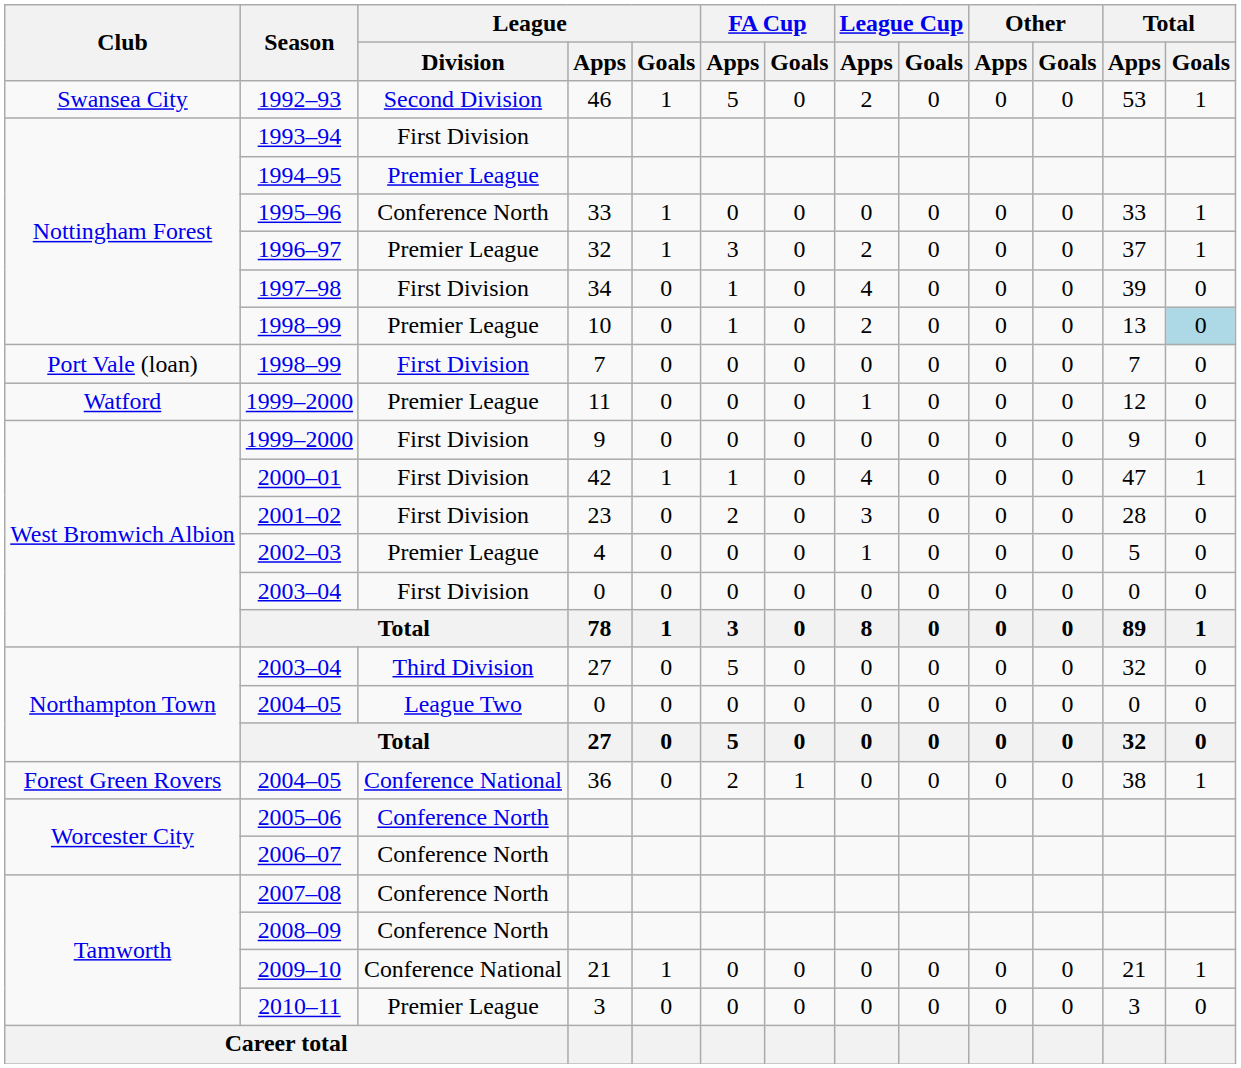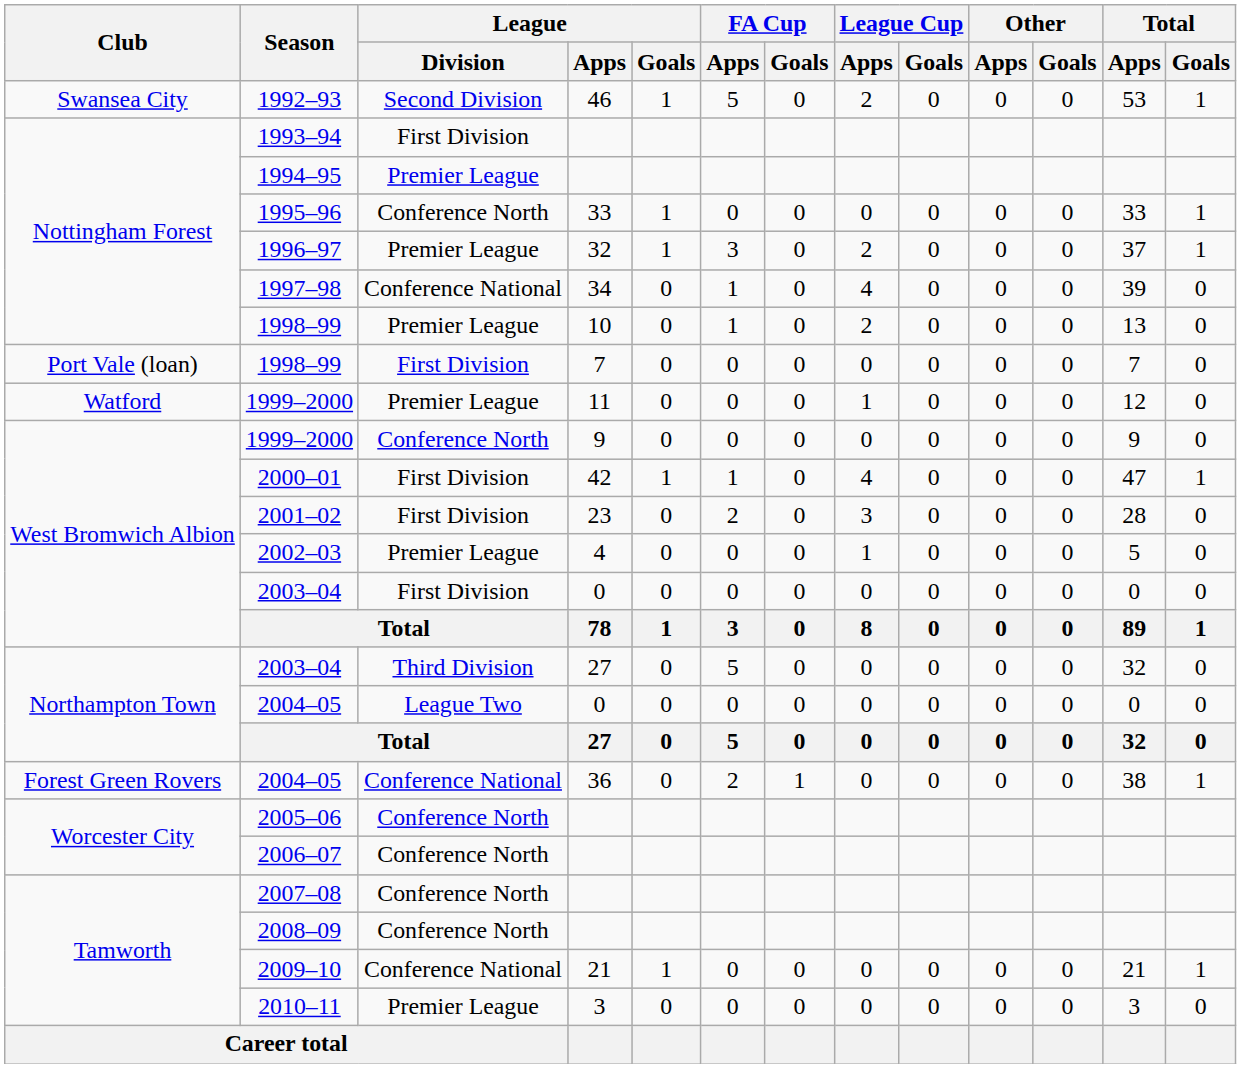(463, 288) First Division -> (463, 288) Conference National
(1201, 325) lightblue background -> (1201, 325) no background
(463, 439) First Division -> (463, 439) Conference North
